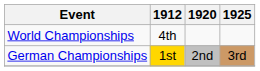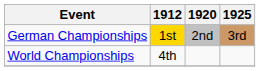rows swapped: (71, 35) <-> (77, 55)
